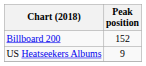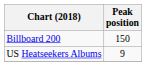(122, 38) 152 -> (122, 38) 150
